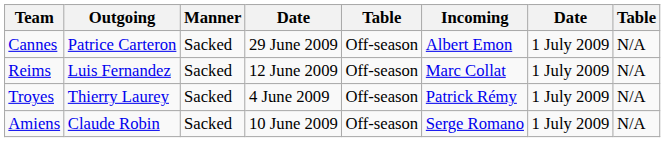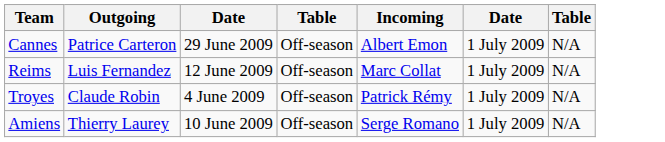- column: (213, 17)
(118, 96) Thierry Laurey -> (114, 96) Claude Robin
(114, 123) Claude Robin -> (118, 123) Thierry Laurey
